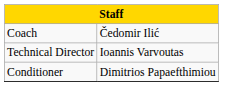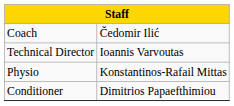+ row: (23, 72)
